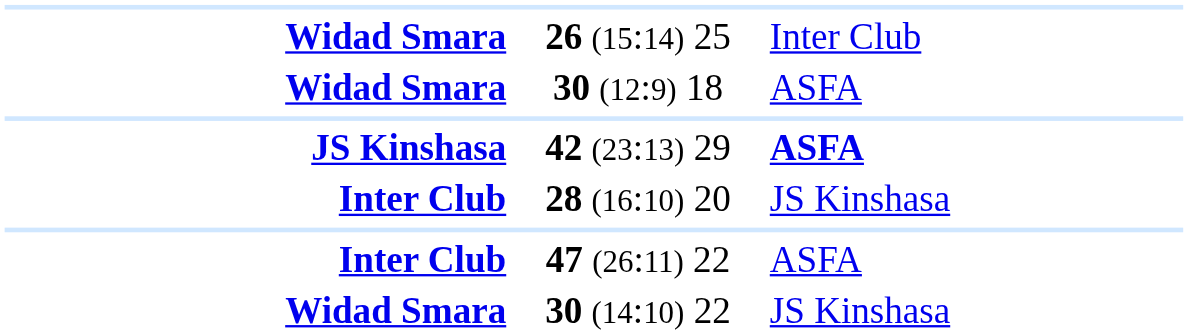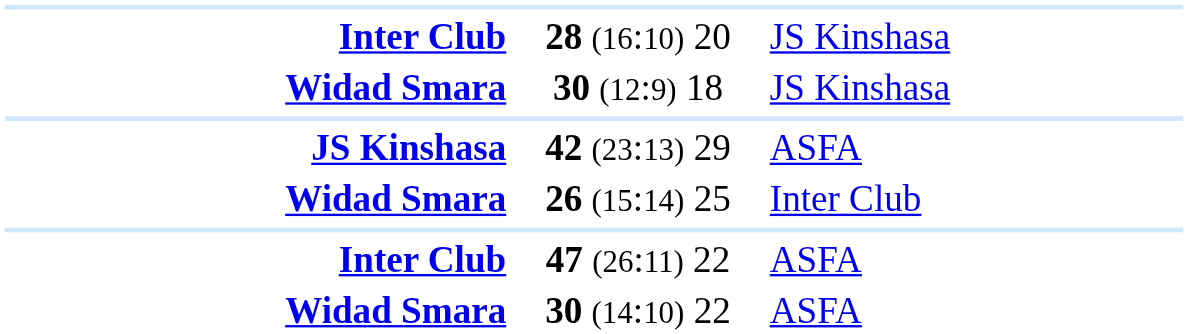rows swapped: (423, 199) <-> (396, 36)
(816, 87) ASFA -> (860, 87) JS Kinshasa
(817, 148) bold -> (816, 148) normal
(860, 310) JS Kinshasa -> (816, 310) ASFA
